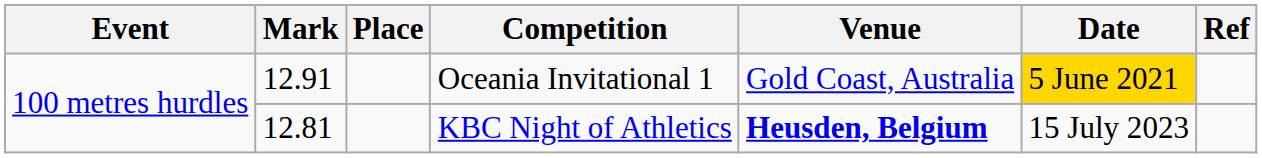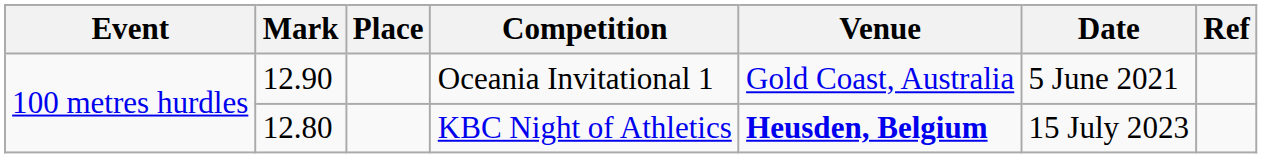(298, 78) 12.91 -> (298, 78) 12.90
(1104, 78) gold background -> (1104, 78) no background
(298, 127) 12.81 -> (298, 127) 12.80
